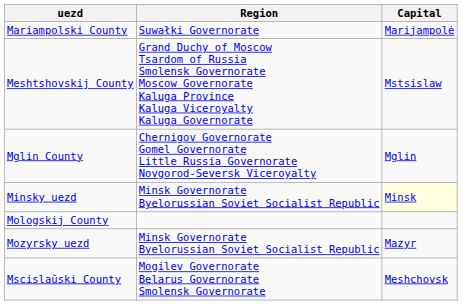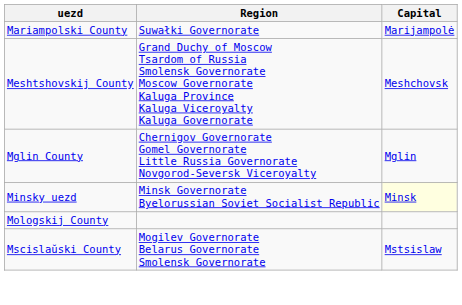(413, 84) Mstsislaw -> (416, 84) Meshchovsk
- row: (48, 244)
(416, 279) Meshchovsk -> (413, 250) Mstsislaw
